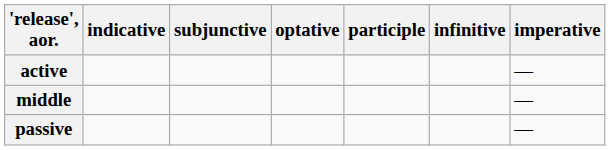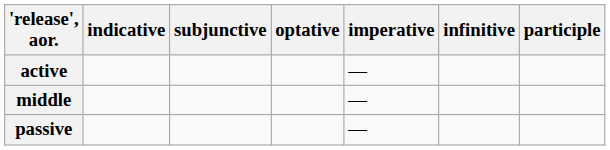columns swapped: (557, 29) <-> (387, 29)
